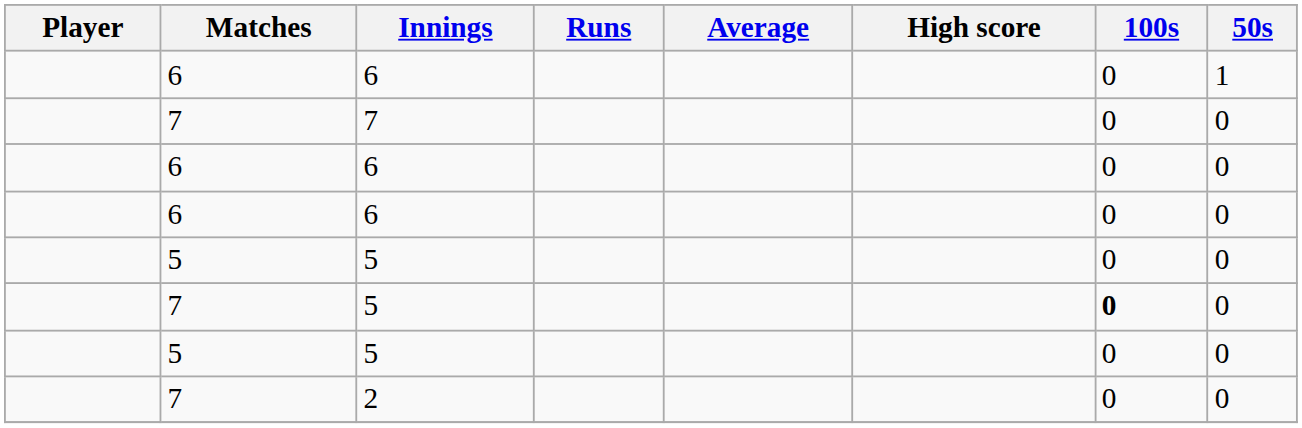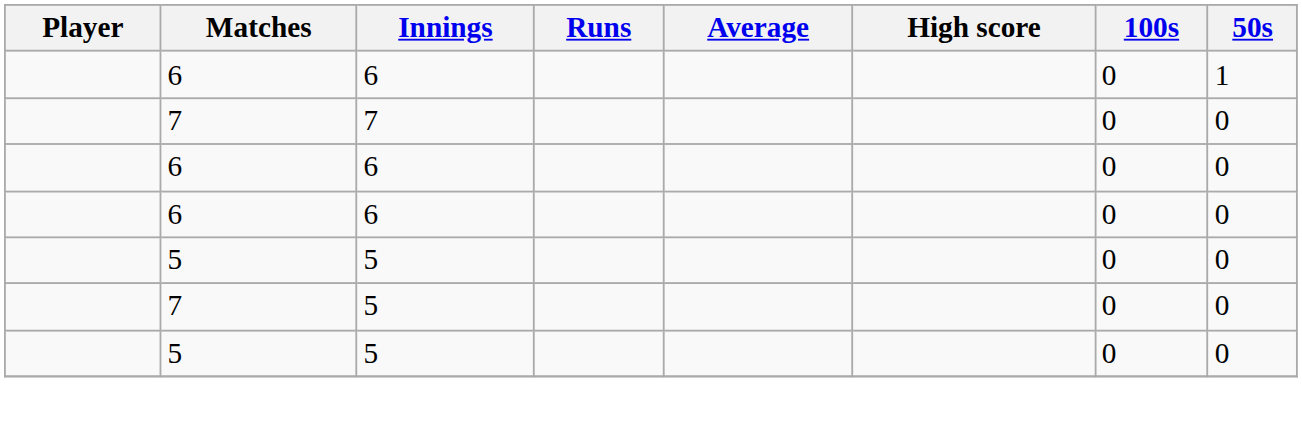(1109, 306) bold -> (1109, 306) normal
- row: (175, 399)
